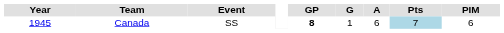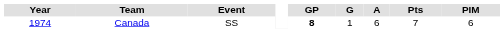(40, 22) 1945 -> (40, 22) 1974
(416, 22) lightblue background -> (416, 22) no background
